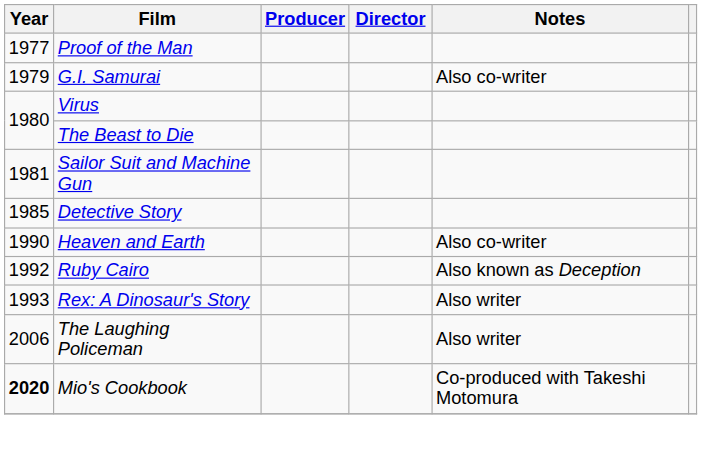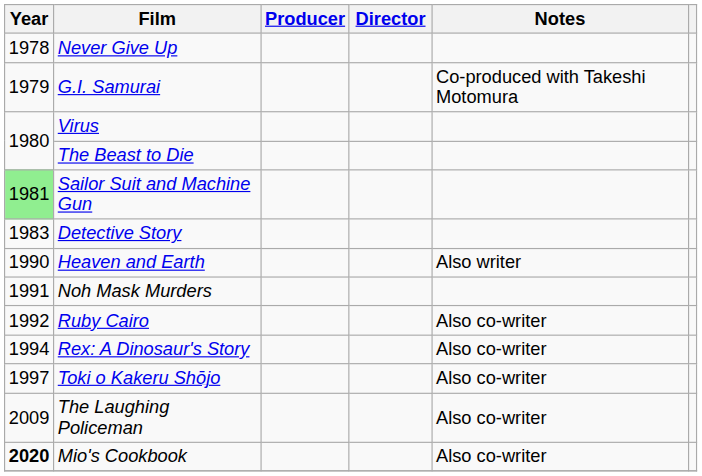- row: (125, 47)
+ row: (118, 47)
(491, 76) Also co-writer -> (541, 87) Co-produced with Takeshi Motomura
(29, 173) no background -> (29, 194) lightgreen background
(29, 213) 1985 -> (29, 233) 1983
(491, 241) Also co-writer -> (479, 262) Also writer
+ row: (135, 291)
(538, 270) Also known as Deception -> (491, 320) Also co-writer
(29, 299) 1993 -> (29, 349) 1994
(479, 299) Also writer -> (491, 349) Also co-writer
+ row: (139, 378)
(29, 339) 2006 -> (29, 417) 2009
(479, 339) Also writer -> (491, 417) Also co-writer
(541, 388) Co-produced with Takeshi Motomura -> (491, 456) Also co-writer
